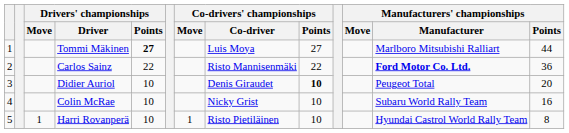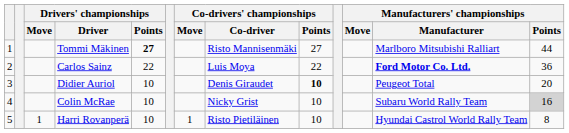(231, 48) Luis Moya -> (252, 48) Risto Mannisenmäki
(252, 66) Risto Mannisenmäki -> (231, 66) Luis Moya
(547, 101) no background -> (547, 101) lightgrey background
